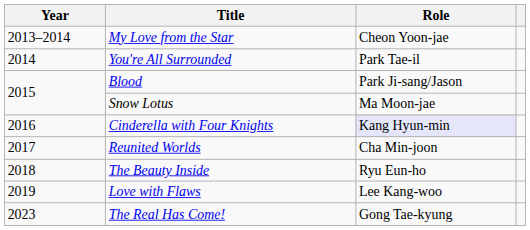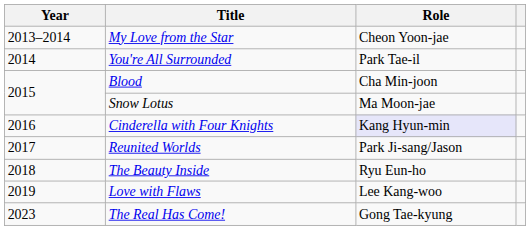(411, 81) Park Ji-sang/Jason -> (398, 81) Cha Min-joon
(398, 147) Cha Min-joon -> (411, 147) Park Ji-sang/Jason
